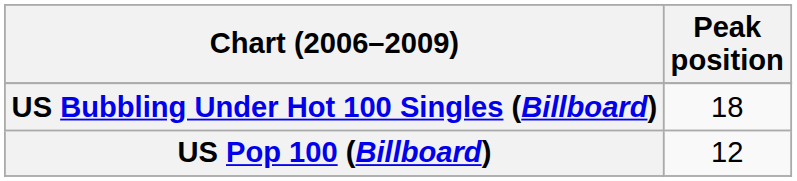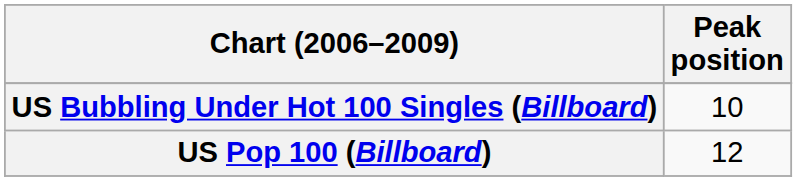(727, 106) 18 -> (727, 106) 10
